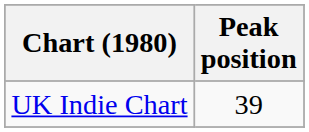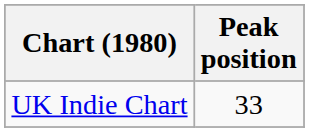(249, 103) 39 -> (249, 103) 33
